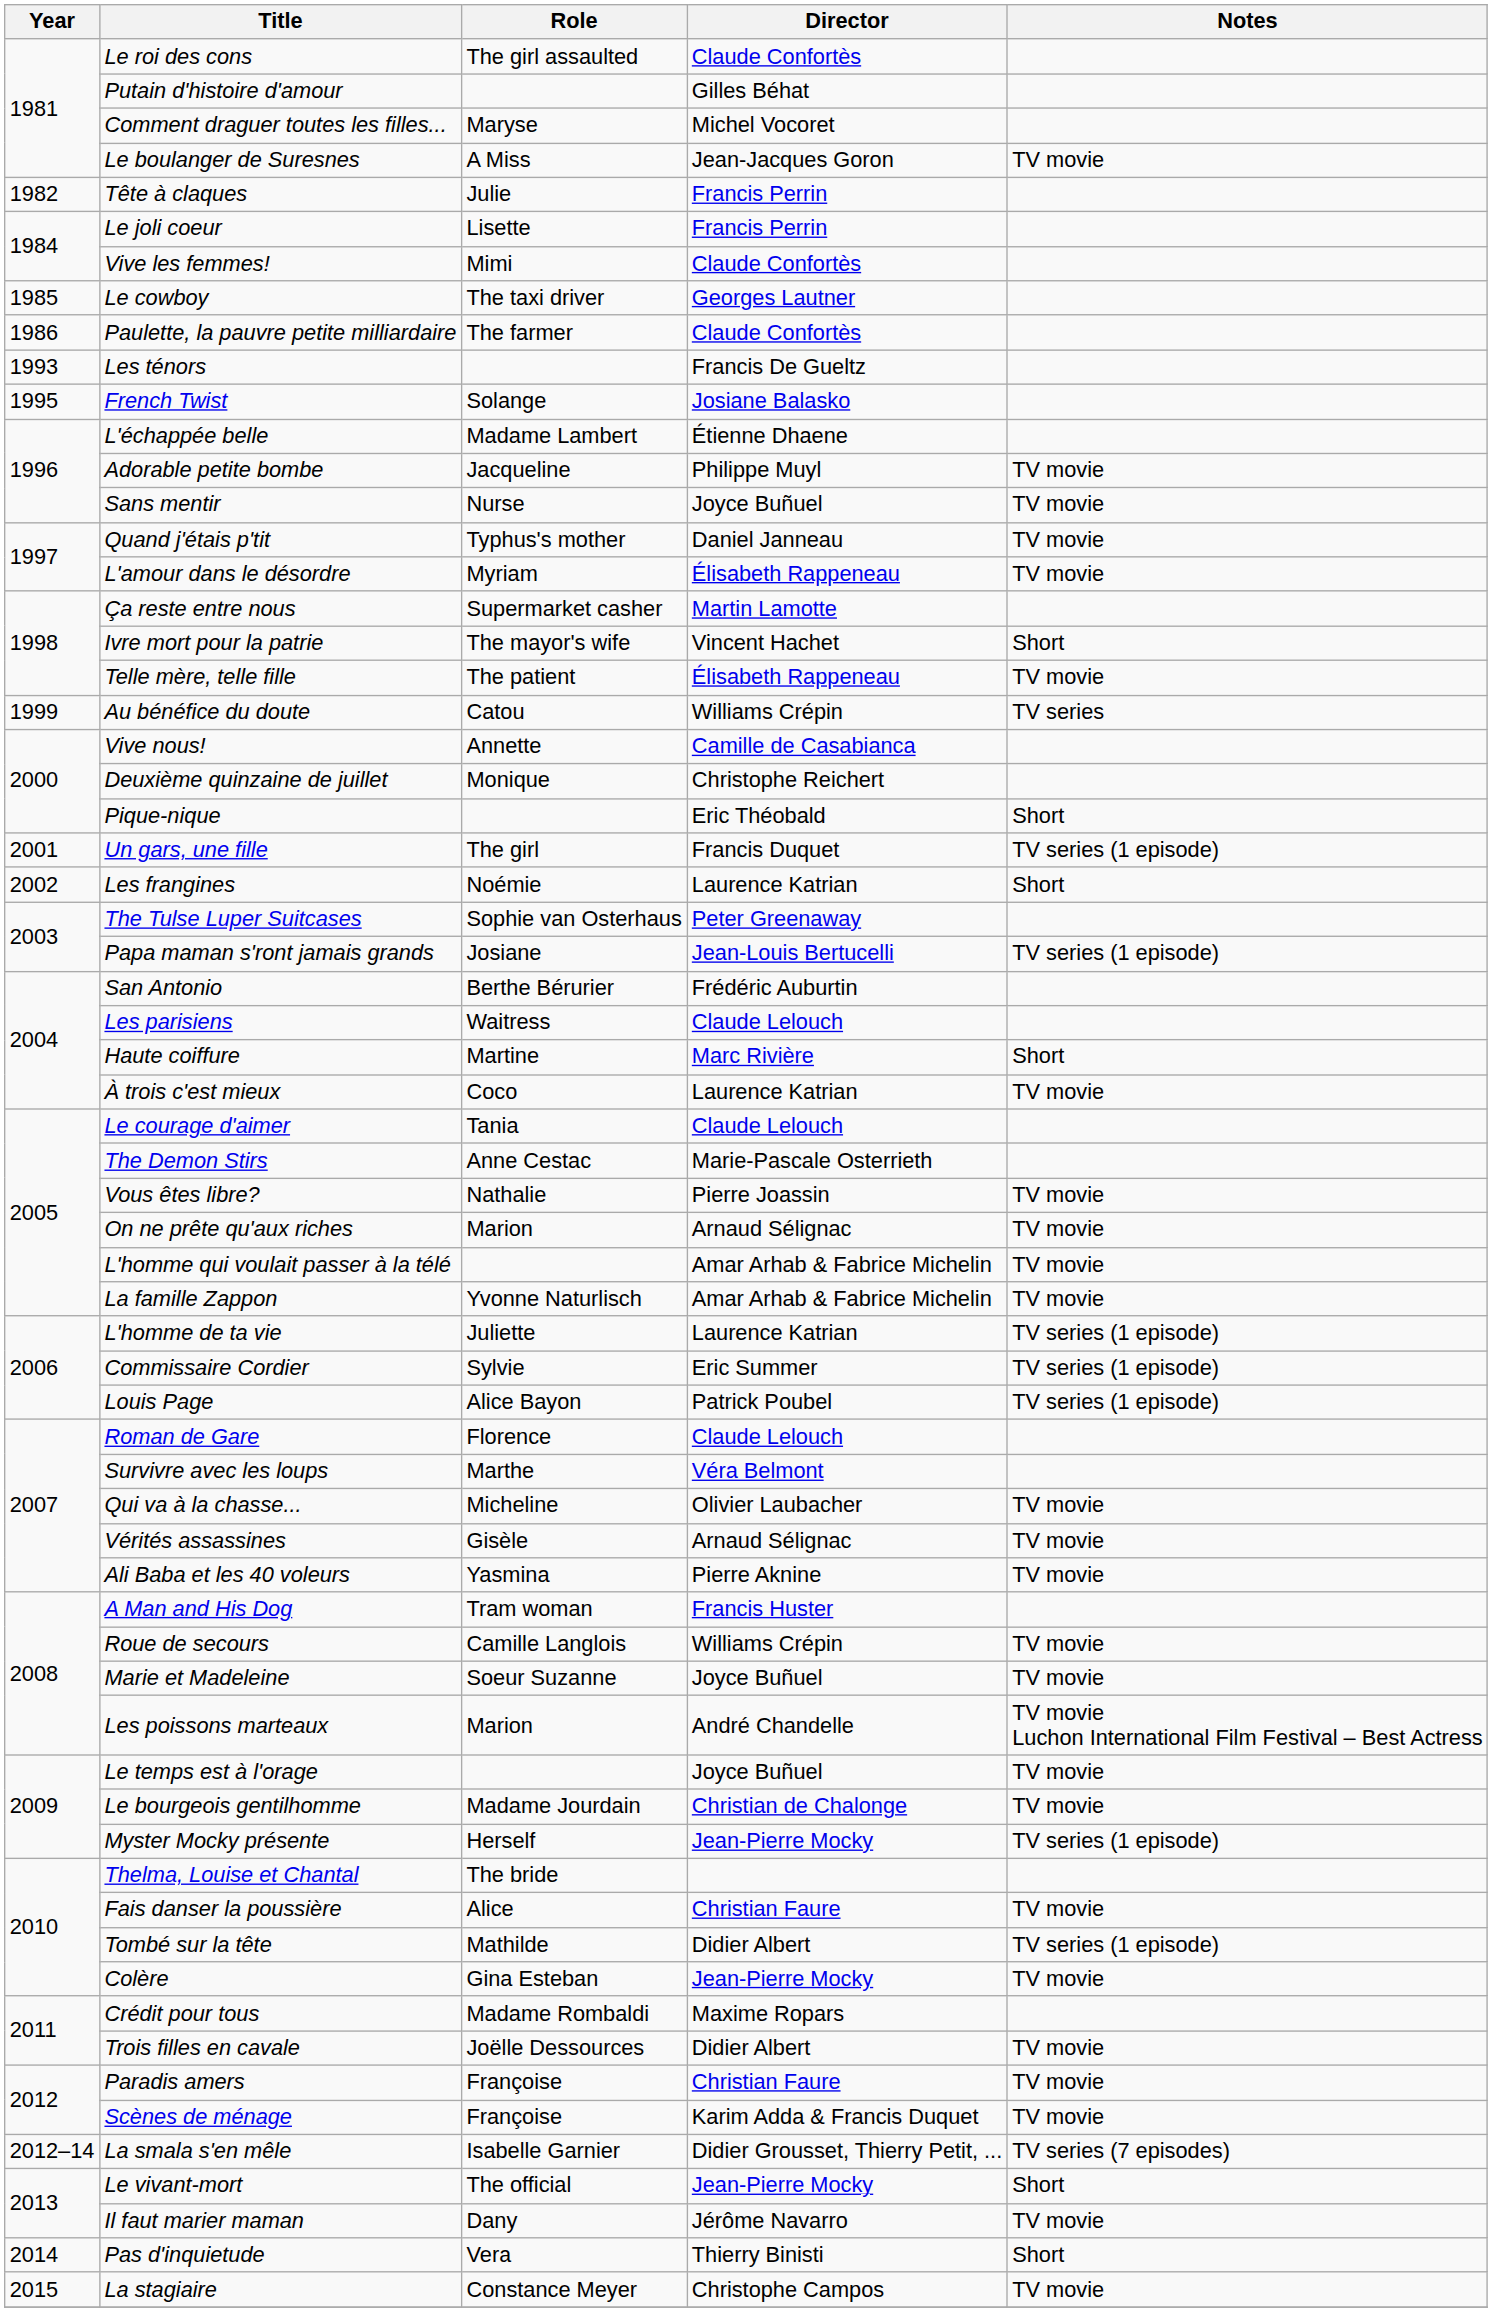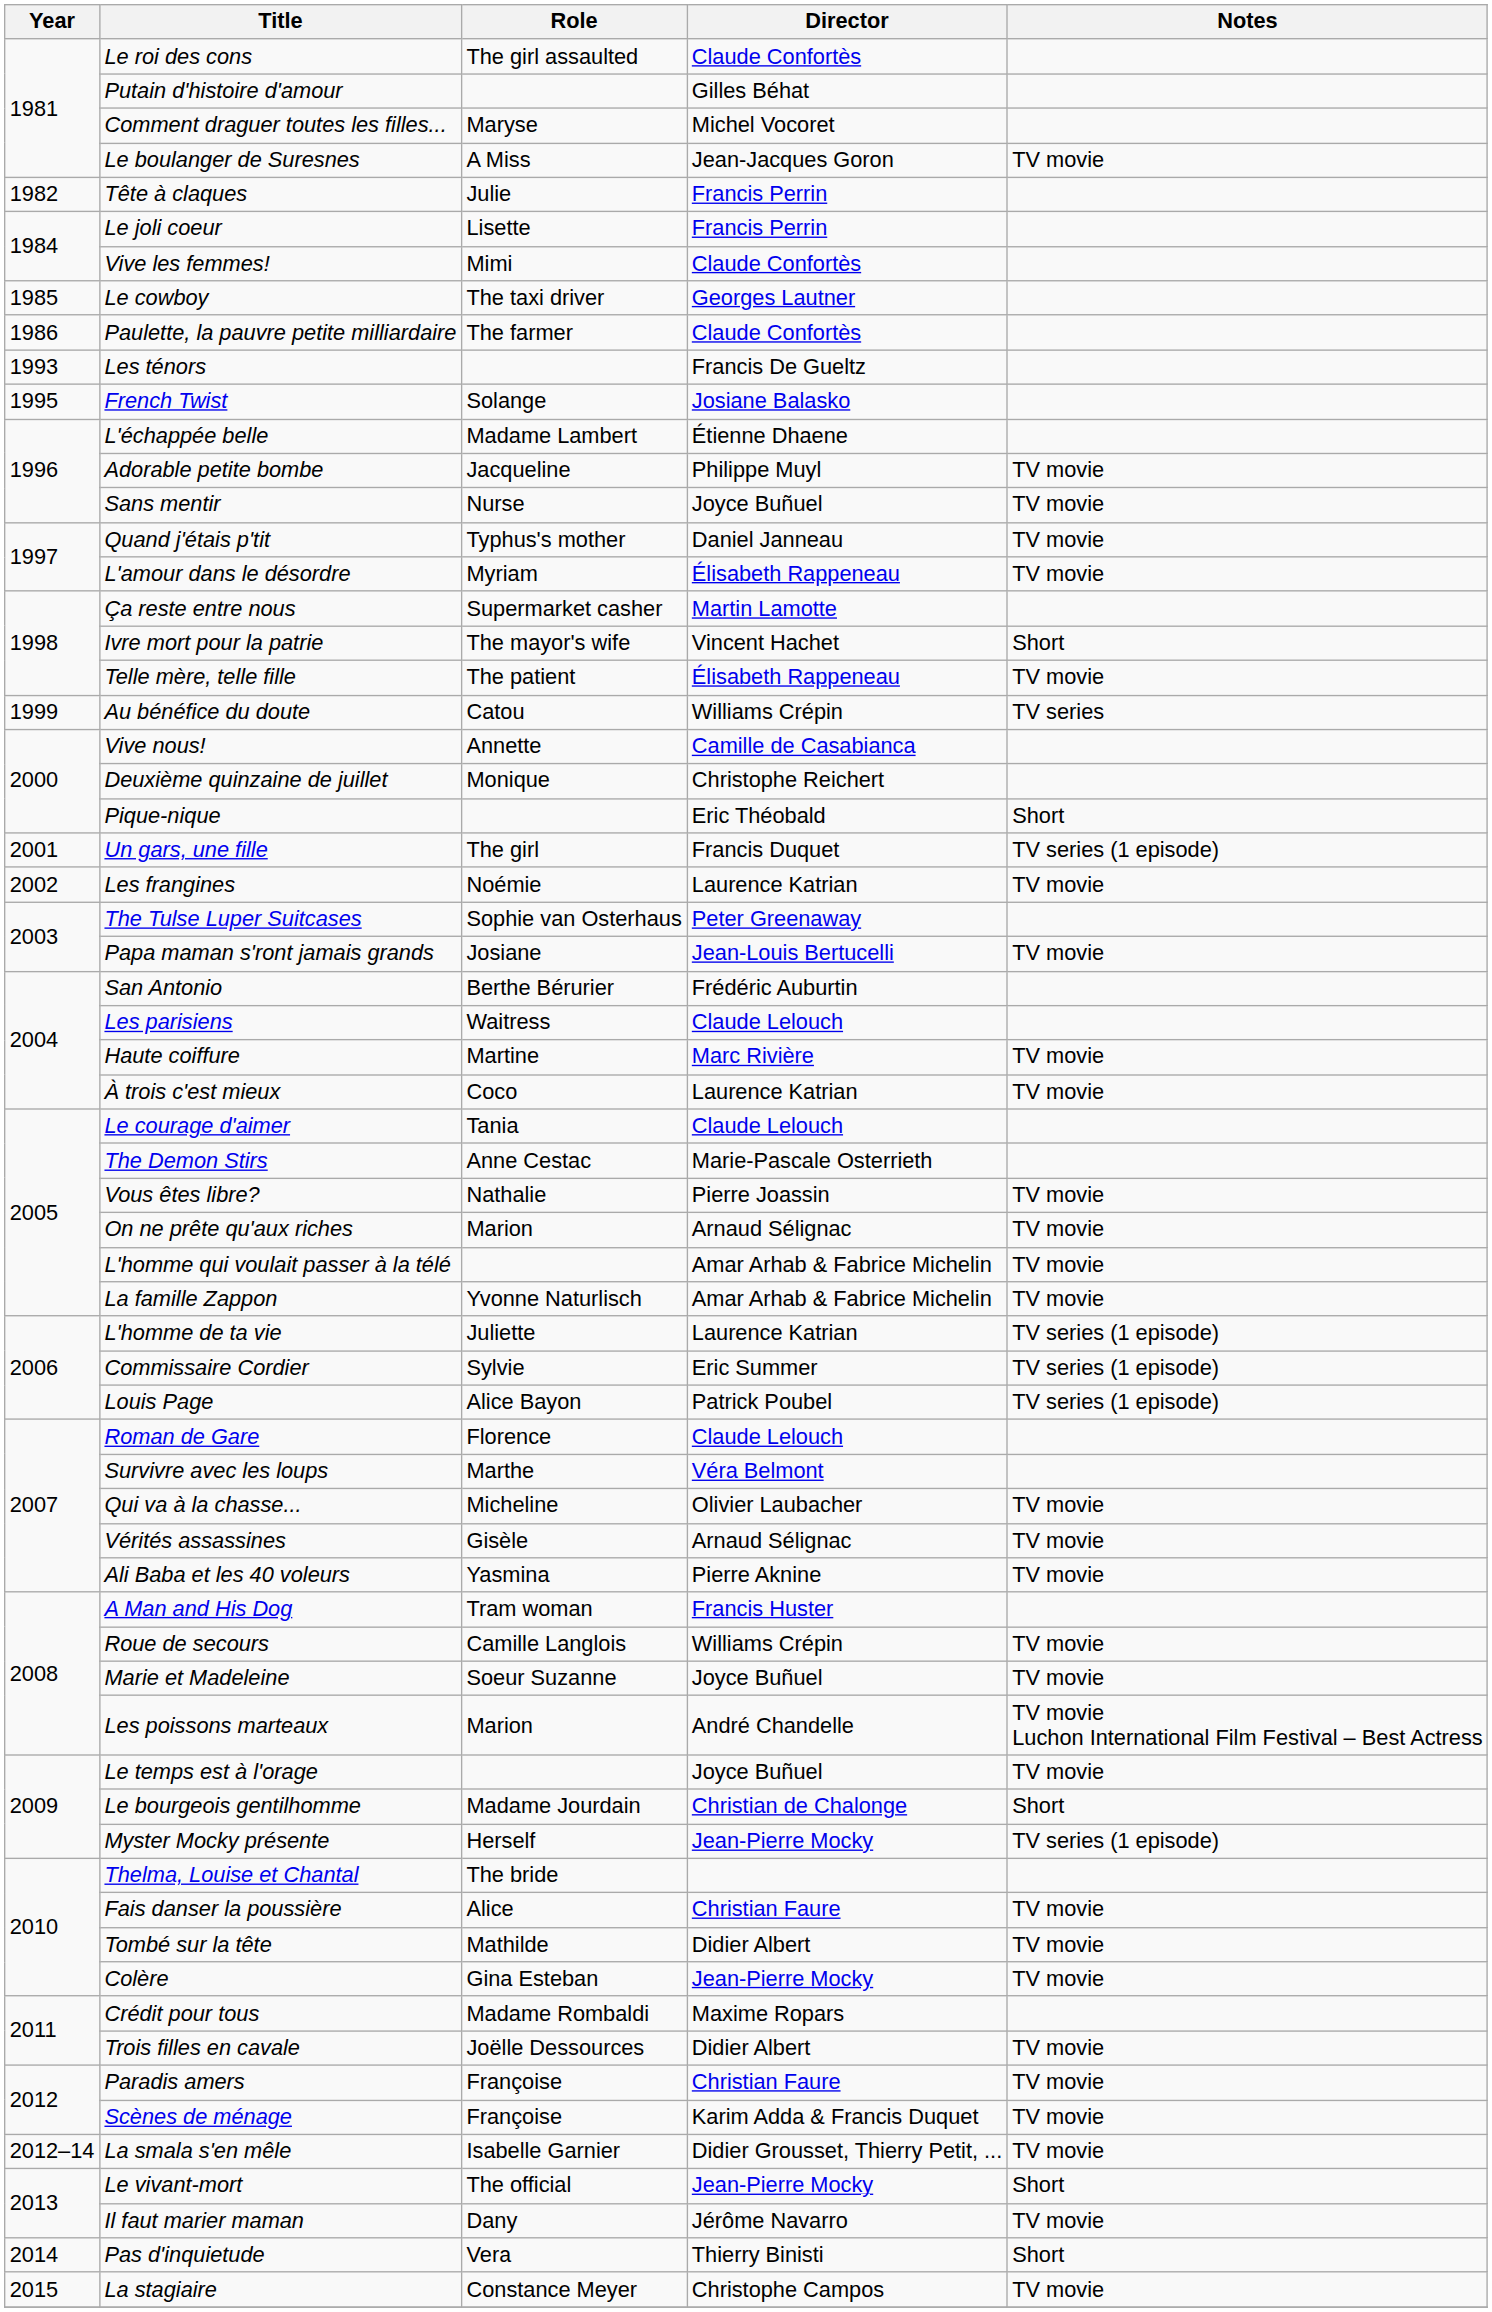(1038, 884) Short -> (1058, 884) TV movie
(1116, 953) TV series (1 episode) -> (1058, 953) TV movie
(1038, 1057) Short -> (1058, 1057) TV movie
(1058, 1806) TV movie -> (1038, 1806) Short
(1116, 1944) TV series (1 episode) -> (1058, 1944) TV movie
(1121, 2151) TV series (7 episodes) -> (1058, 2151) TV movie
